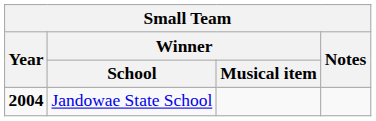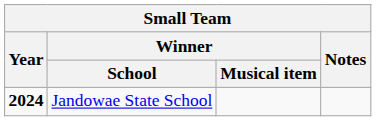(26, 101) 2004 -> (26, 101) 2024
